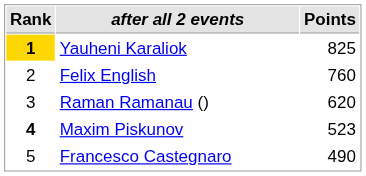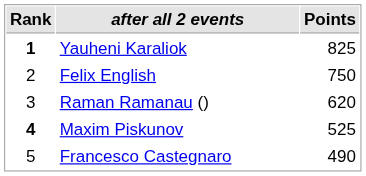(31, 48) gold background -> (31, 48) no background
(342, 75) 760 -> (342, 75) 750
(342, 129) 523 -> (342, 129) 525
